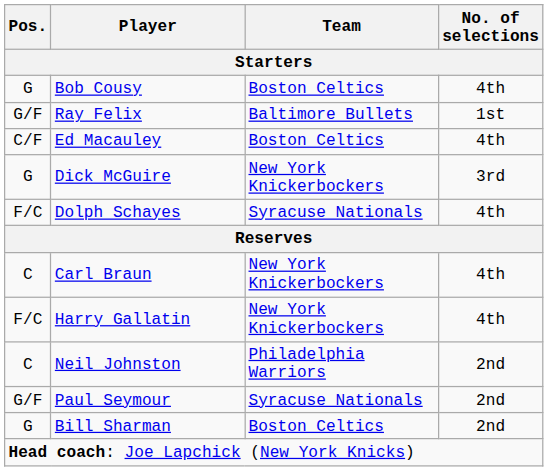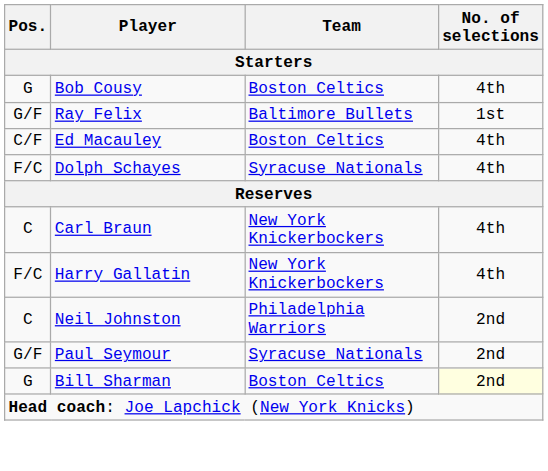- row: (113, 177)
(491, 426) no background -> (491, 381) lightyellow background
